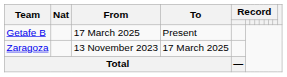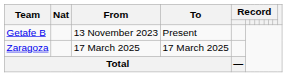(107, 32) 17 March 2025 -> (116, 32) 13 November 2023
(116, 48) 13 November 2023 -> (107, 48) 17 March 2025
